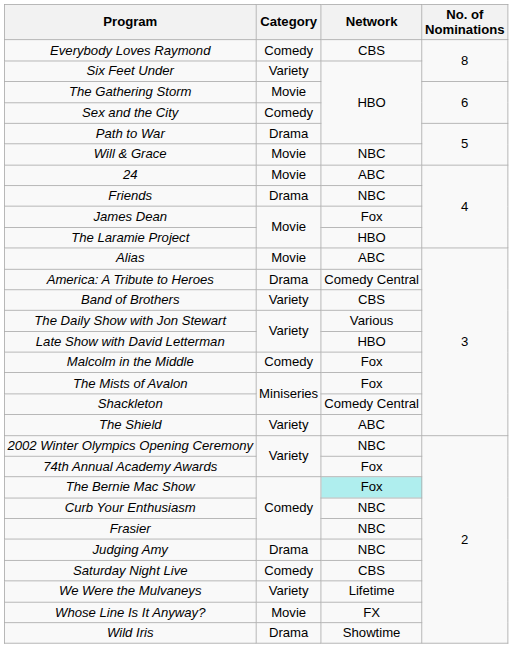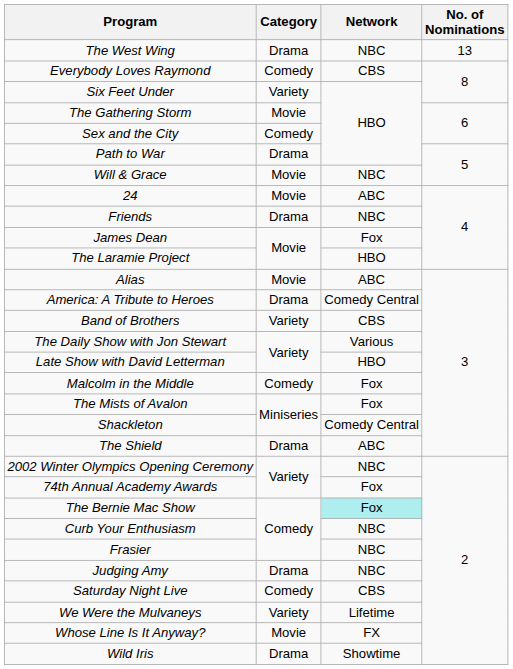+ row: (130, 50)
(289, 425) Variety -> (289, 445) Drama
